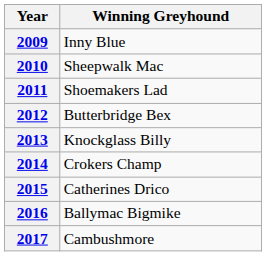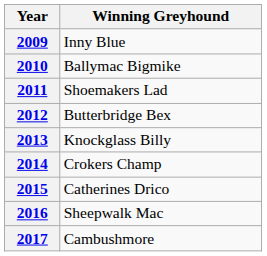(113, 66) Sheepwalk Mac -> (122, 66) Ballymac Bigmike
(122, 213) Ballymac Bigmike -> (113, 213) Sheepwalk Mac
